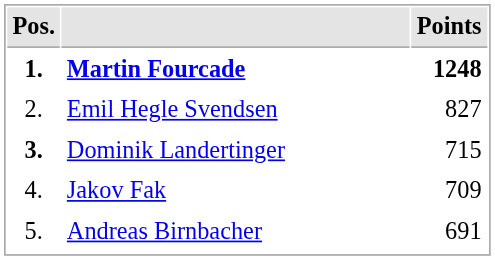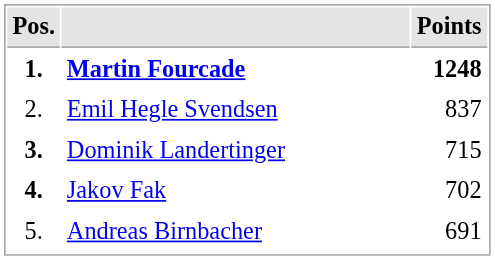(463, 109) 827 -> (463, 109) 837
(34, 190) normal -> (34, 190) bold
(463, 190) 709 -> (463, 190) 702
